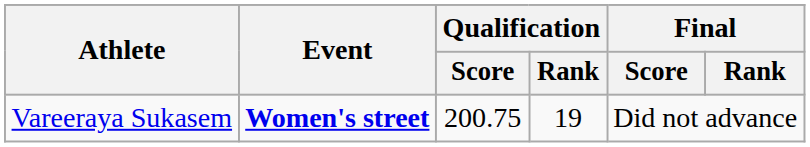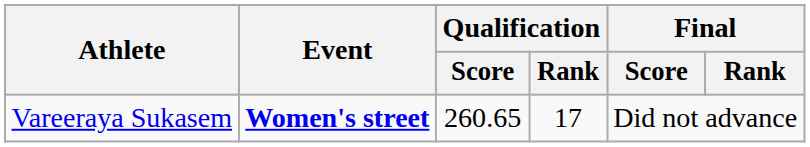(483, 118) 200.75 -> (483, 118) 260.65
(568, 118) 19 -> (568, 118) 17
